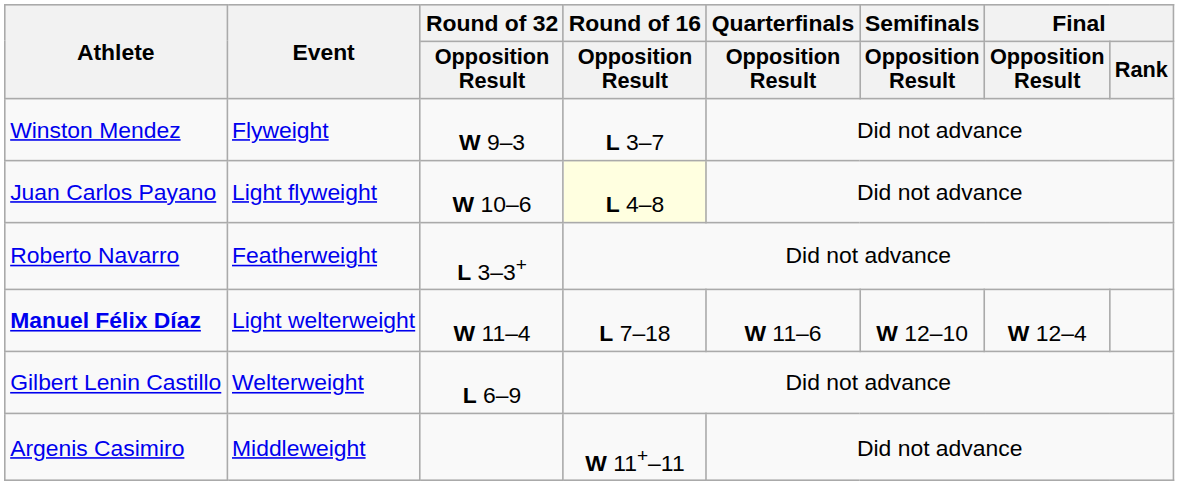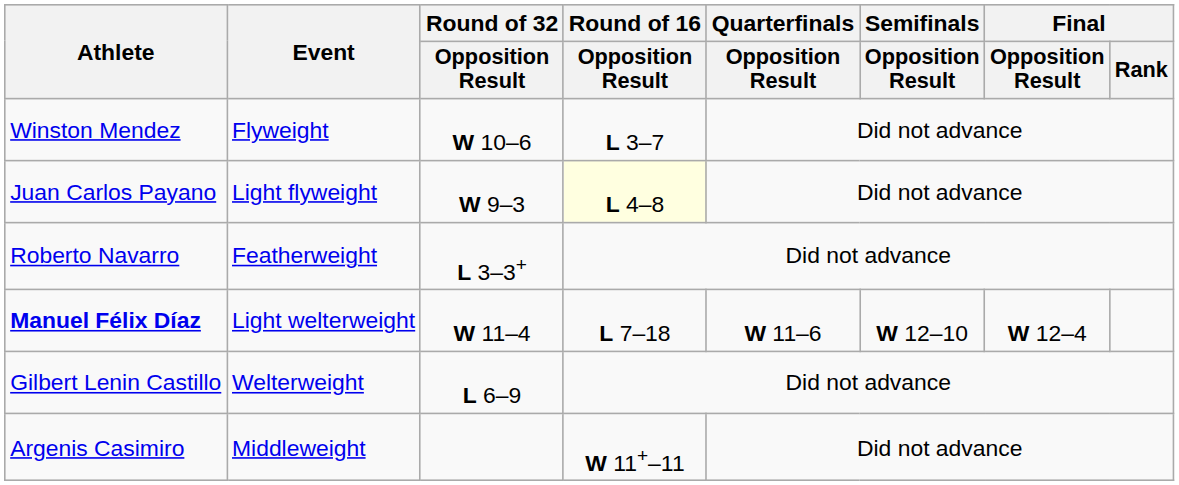(492, 143) W 9–3 -> (492, 143) W 10–6
(492, 204) W 10–6 -> (492, 204) W 9–3
